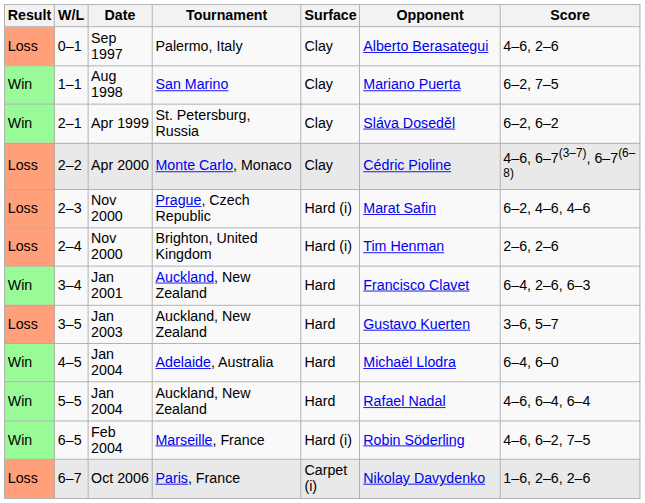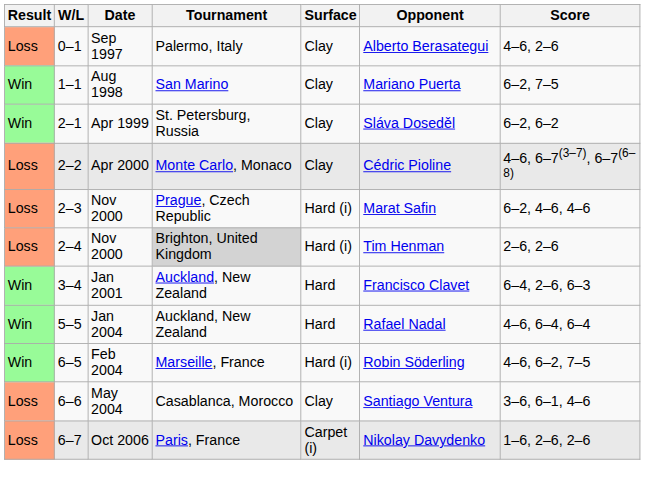(207, 247) no background -> (207, 247) lightgrey background
- row: (70, 324)
- row: (70, 362)
+ row: (70, 401)
